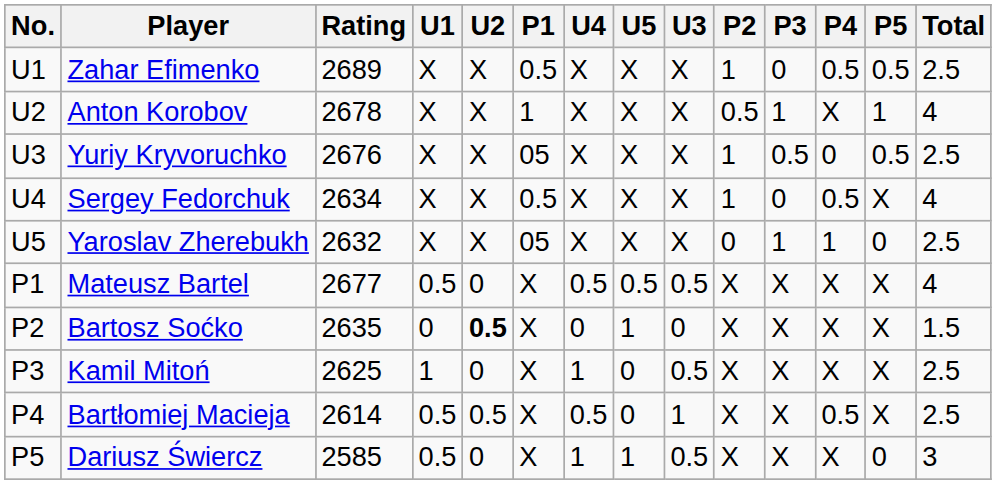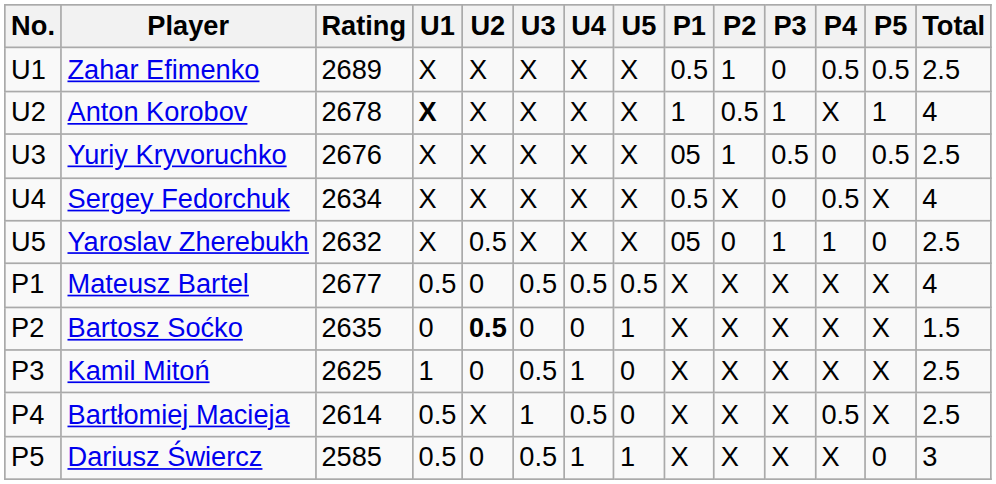columns swapped: (689, 26) <-> (538, 26)
(428, 112) normal -> (428, 112) bold
(728, 198) 1 -> (730, 198) X
(478, 241) X -> (488, 241) 0.5
(488, 414) 0.5 -> (478, 414) X
